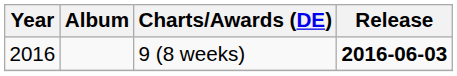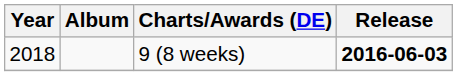(32, 53) 2016 -> (32, 53) 2018
